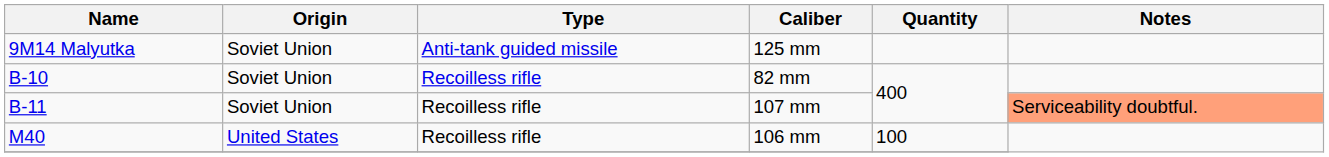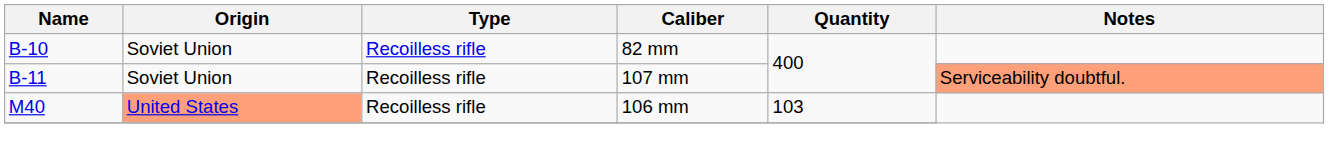- row: (787, 48)
(283, 136) no background -> (182, 107) lightsalmon background
(892, 136) 100 -> (788, 107) 103
